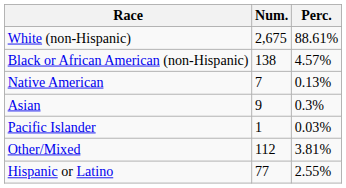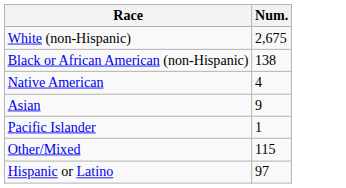- column: (316, 15)
(259, 82) 7 -> (259, 82) 4
(265, 149) 112 -> (265, 149) 115
(262, 171) 77 -> (262, 171) 97
